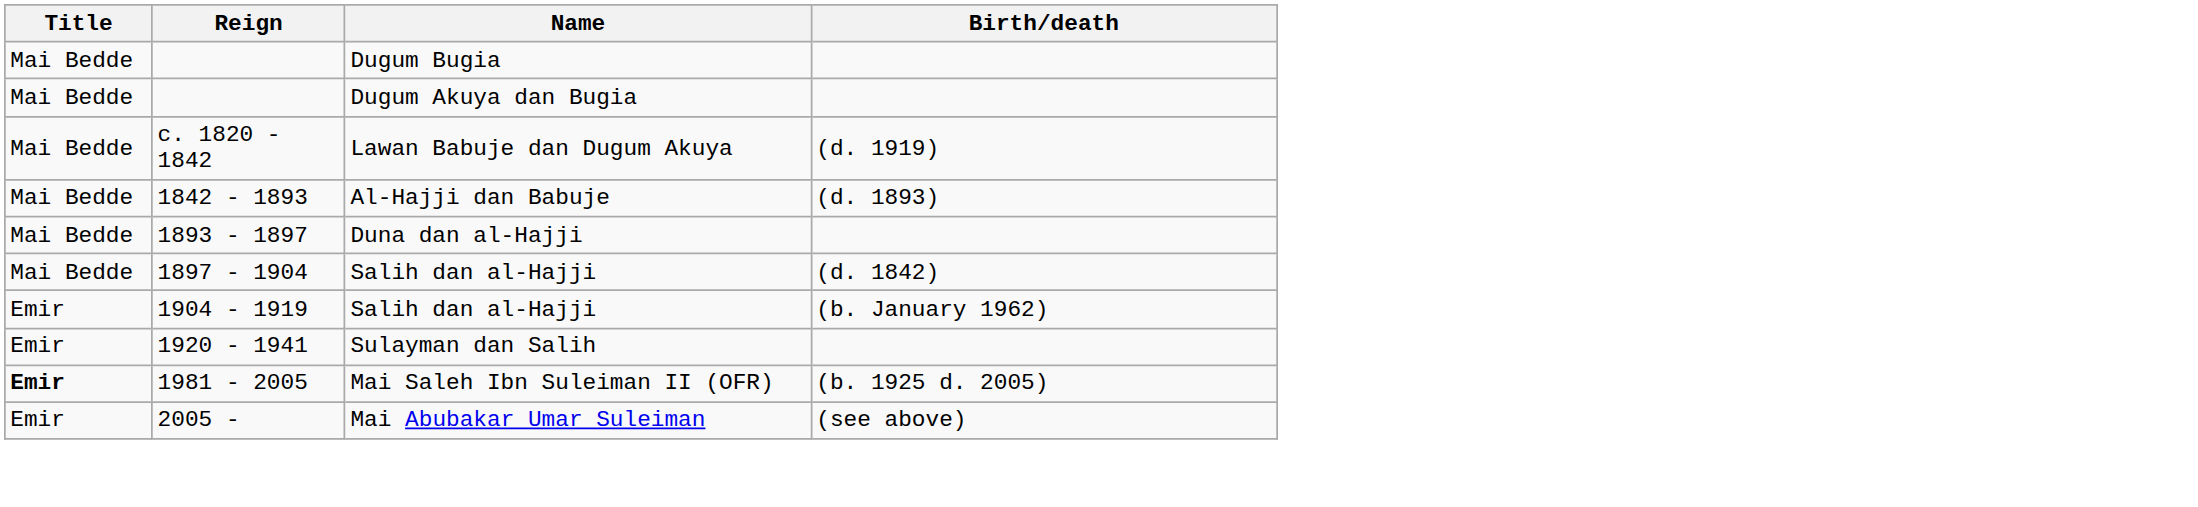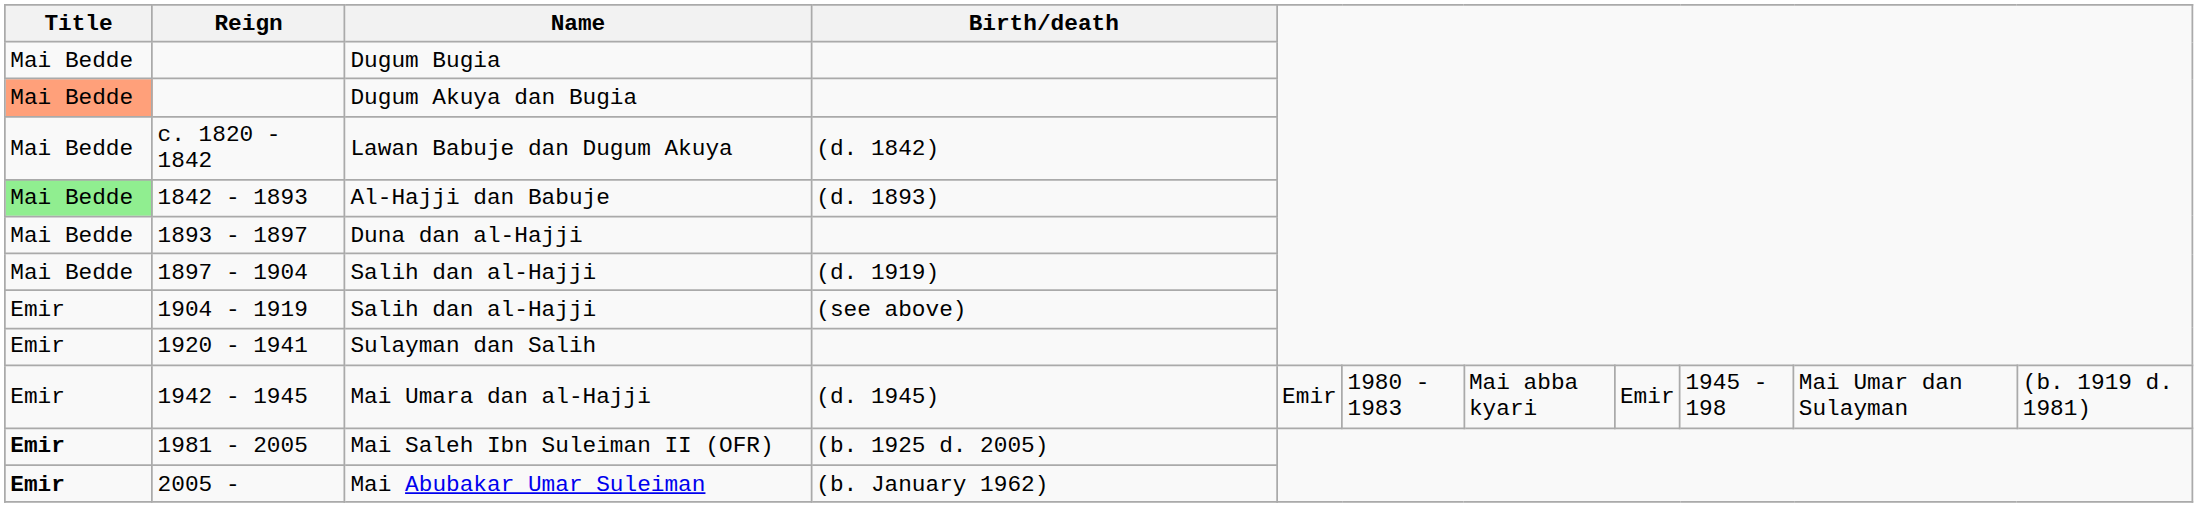(72, 98) no background -> (72, 98) lightsalmon background
(878, 148) (d. 1919) -> (878, 148) (d. 1842)
(72, 198) no background -> (72, 198) lightgreen background
(878, 272) (d. 1842) -> (878, 272) (d. 1919)
(932, 309) (b. January 1962) -> (891, 309) (see above)
+ row: (233, 396)
(38, 420) normal -> (38, 484) bold
(891, 420) (see above) -> (932, 484) (b. January 1962)
